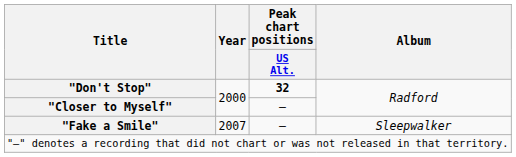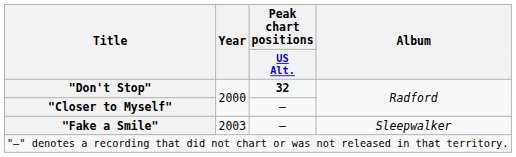(232, 126) 2007 -> (232, 126) 2003
